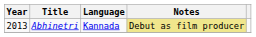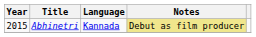(17, 26) 2013 -> (17, 26) 2015
